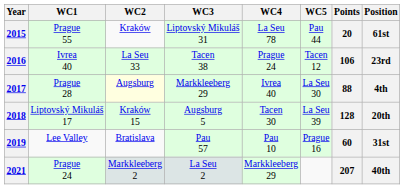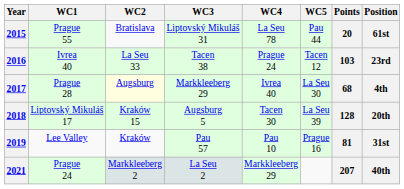(135, 34) Kraków -> (135, 34) Bratislava
(347, 61) 106 -> (347, 61) 103
(347, 89) 88 -> (347, 89) 68
(135, 143) Bratislava -> (135, 143) Kraków
(347, 143) 60 -> (347, 143) 81
